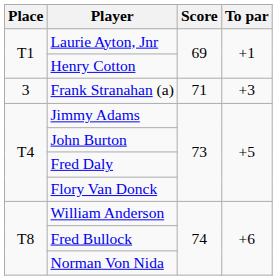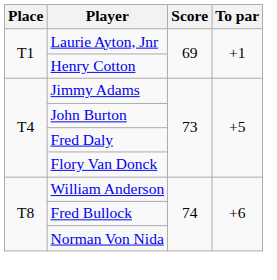- row: (112, 90)
